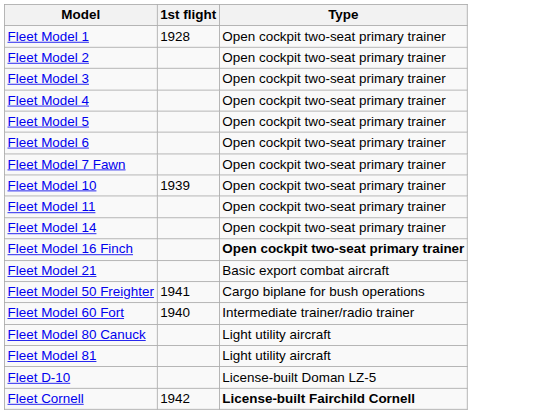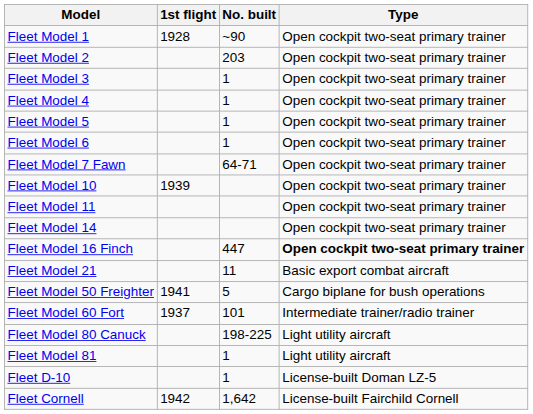+ column: (249, 15)
(175, 313) 1940 -> (175, 313) 1937
(319, 398) bold -> (370, 398) normal
